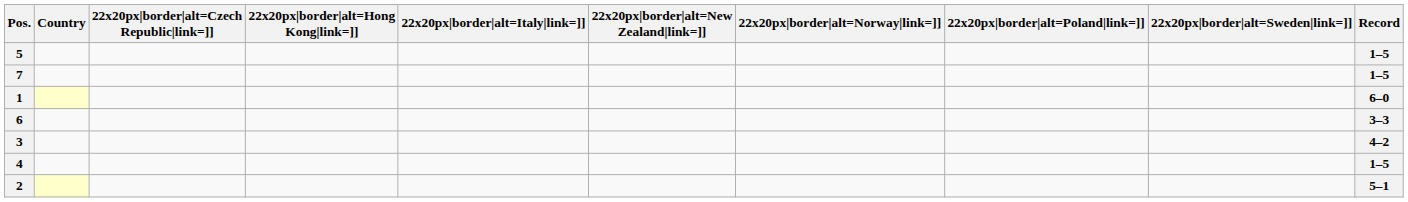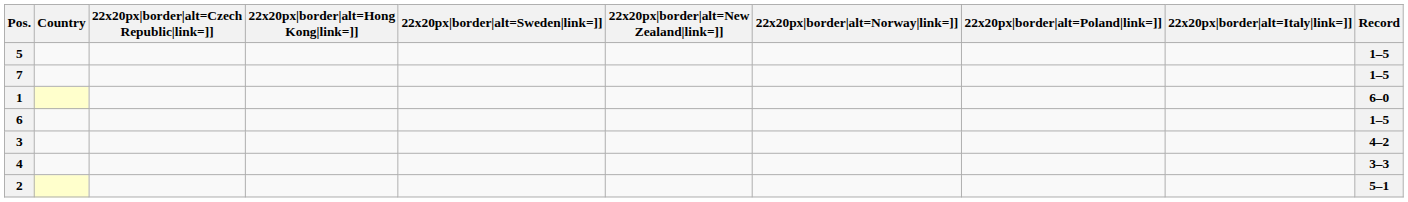columns swapped: (493, 23) <-> (1252, 23)
(1379, 120) 3–3 -> (1379, 120) 1–5
(1379, 164) 1–5 -> (1379, 164) 3–3
